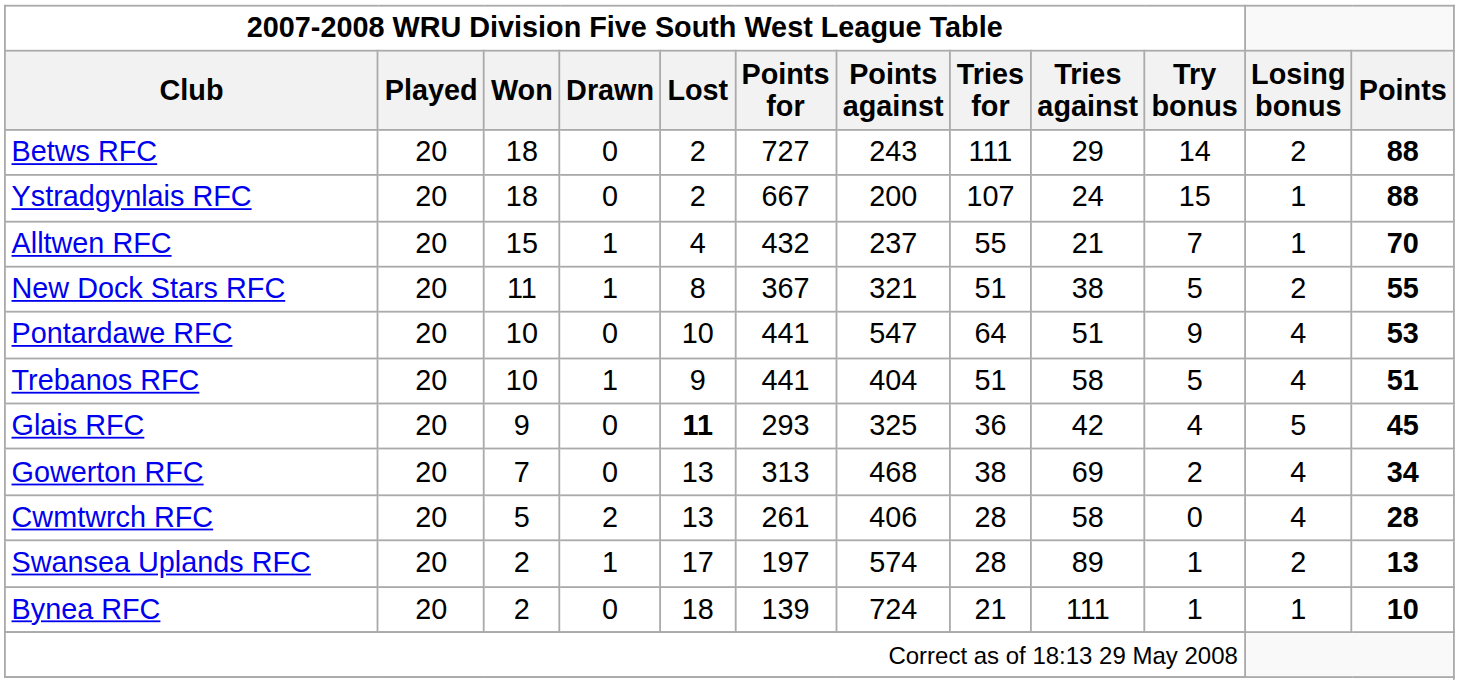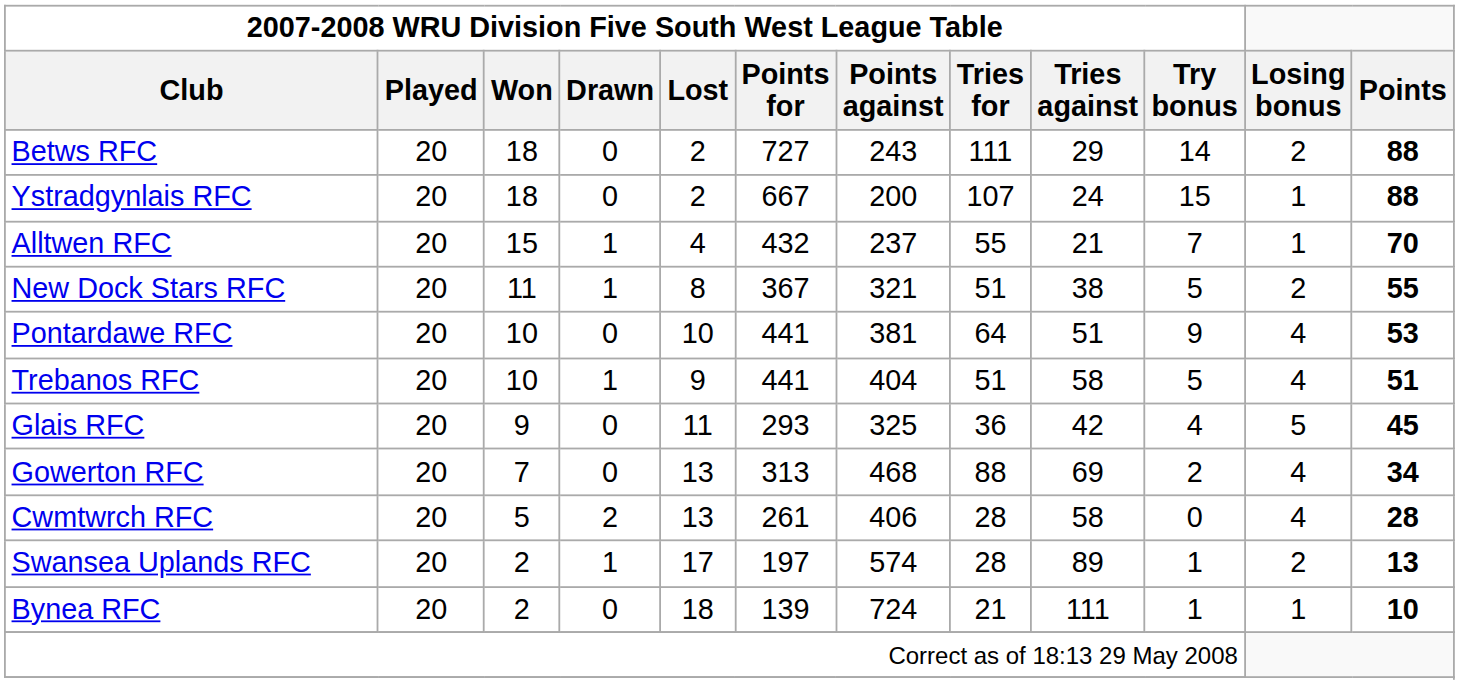(893, 334) 547 -> (893, 334) 381
(698, 425) bold -> (698, 425) normal
(990, 471) 38 -> (990, 471) 88
